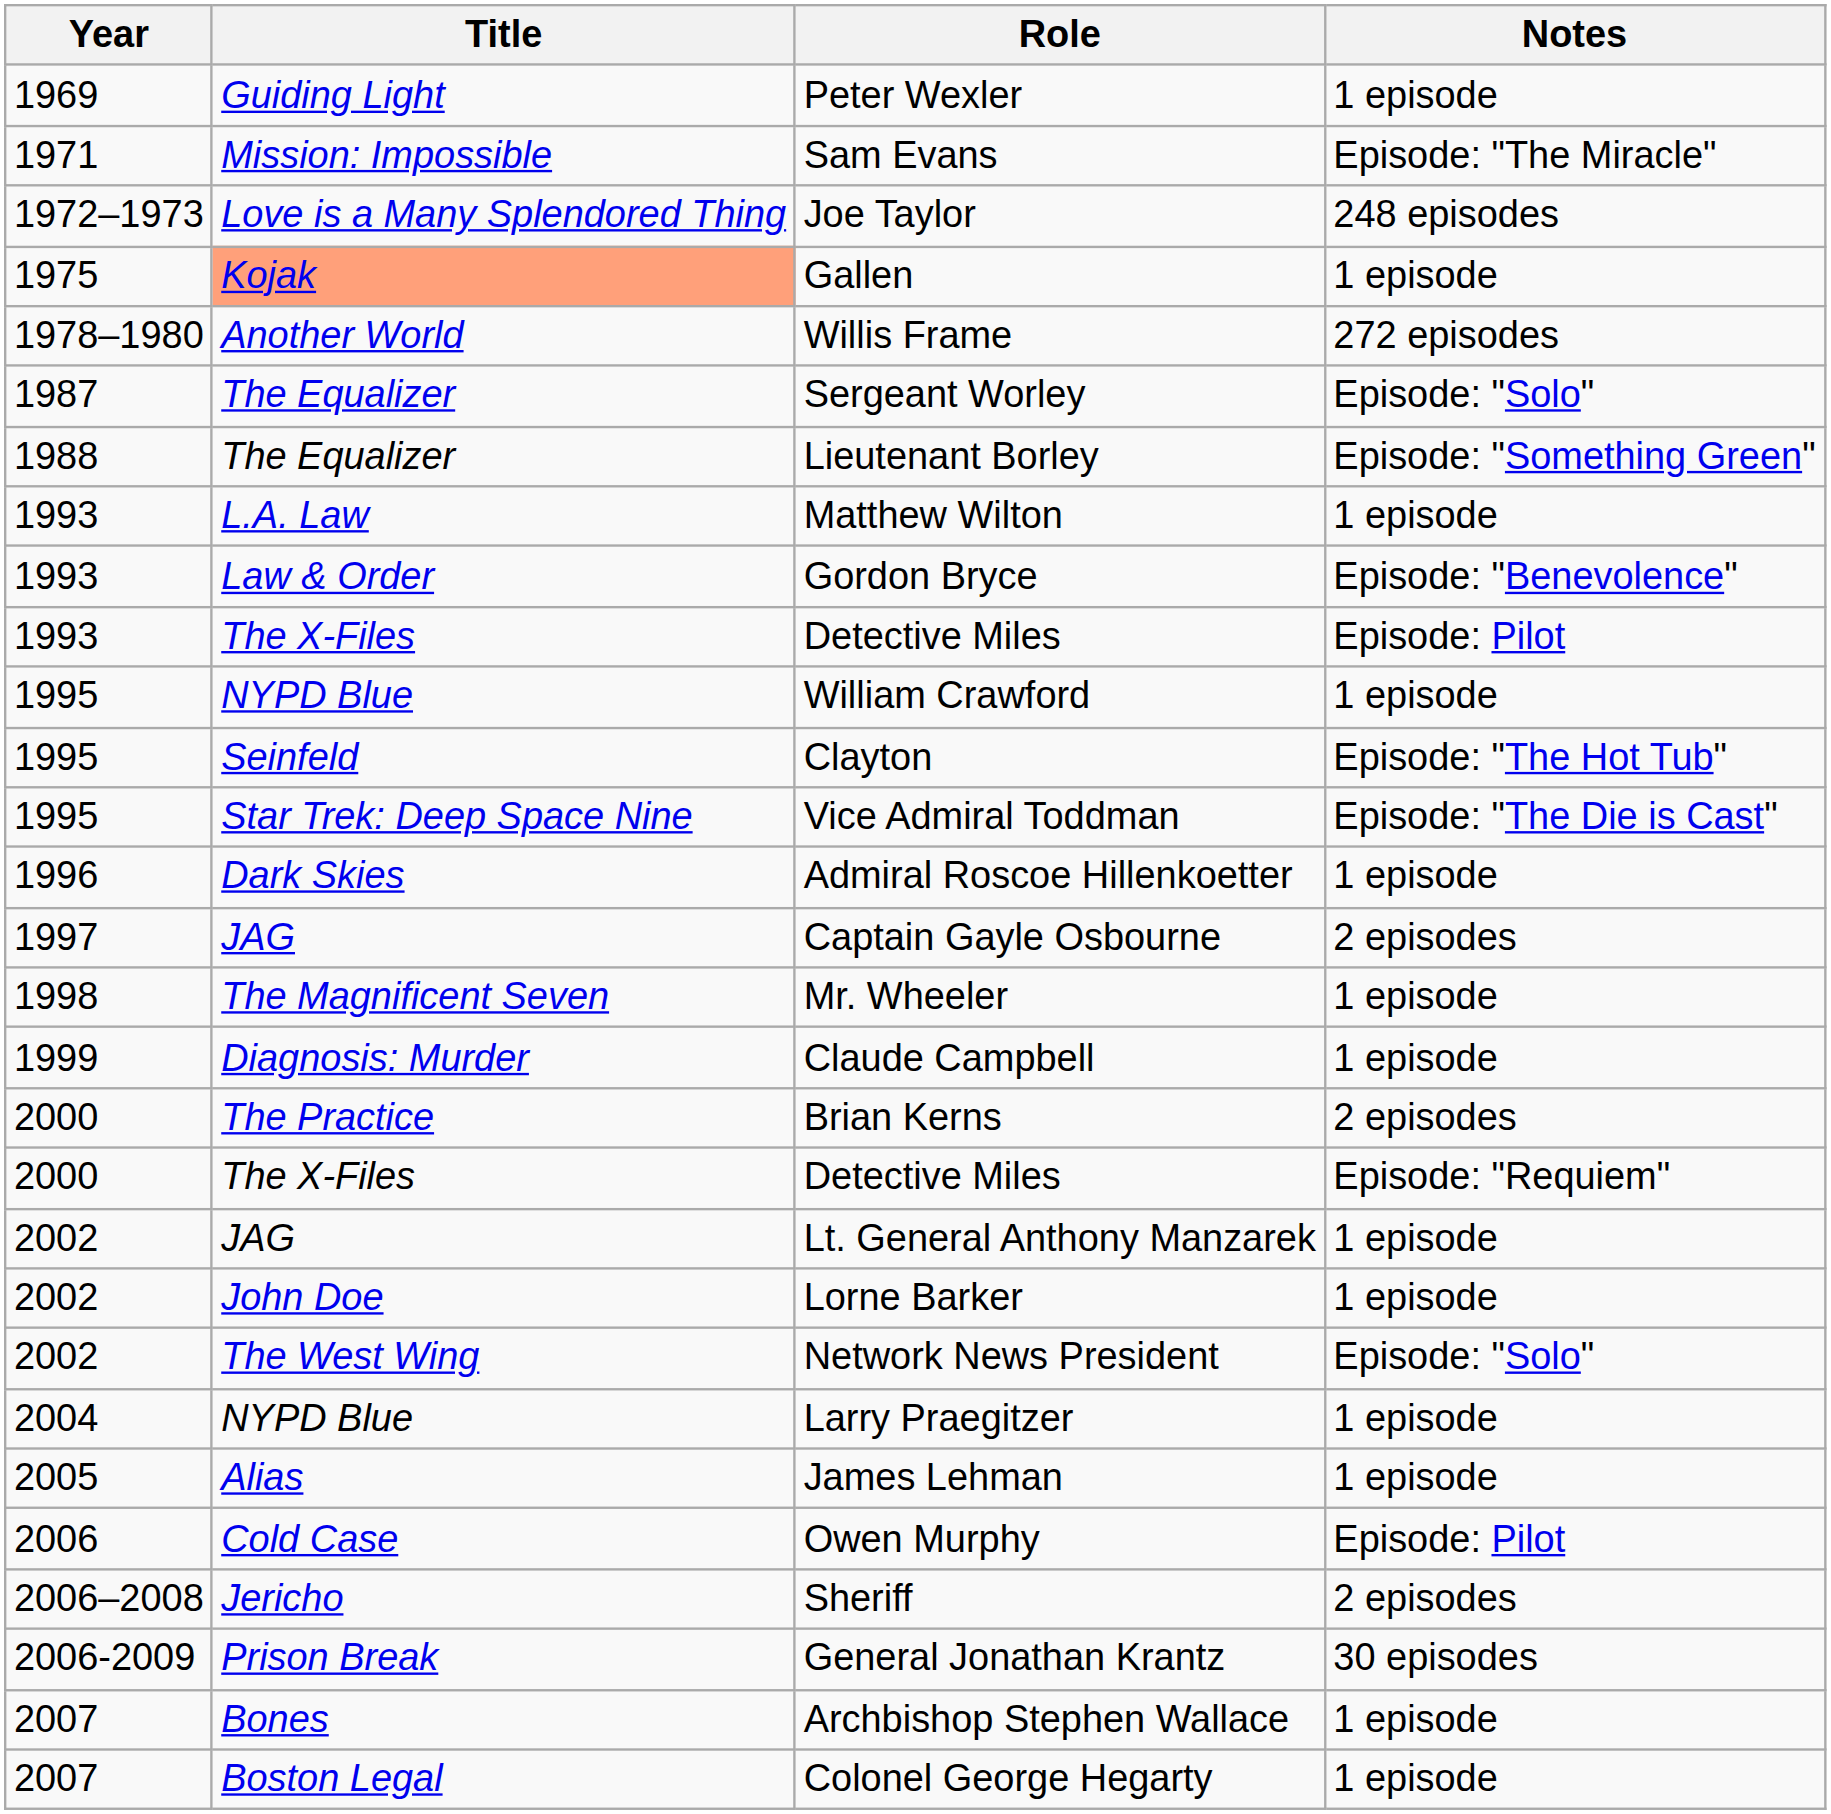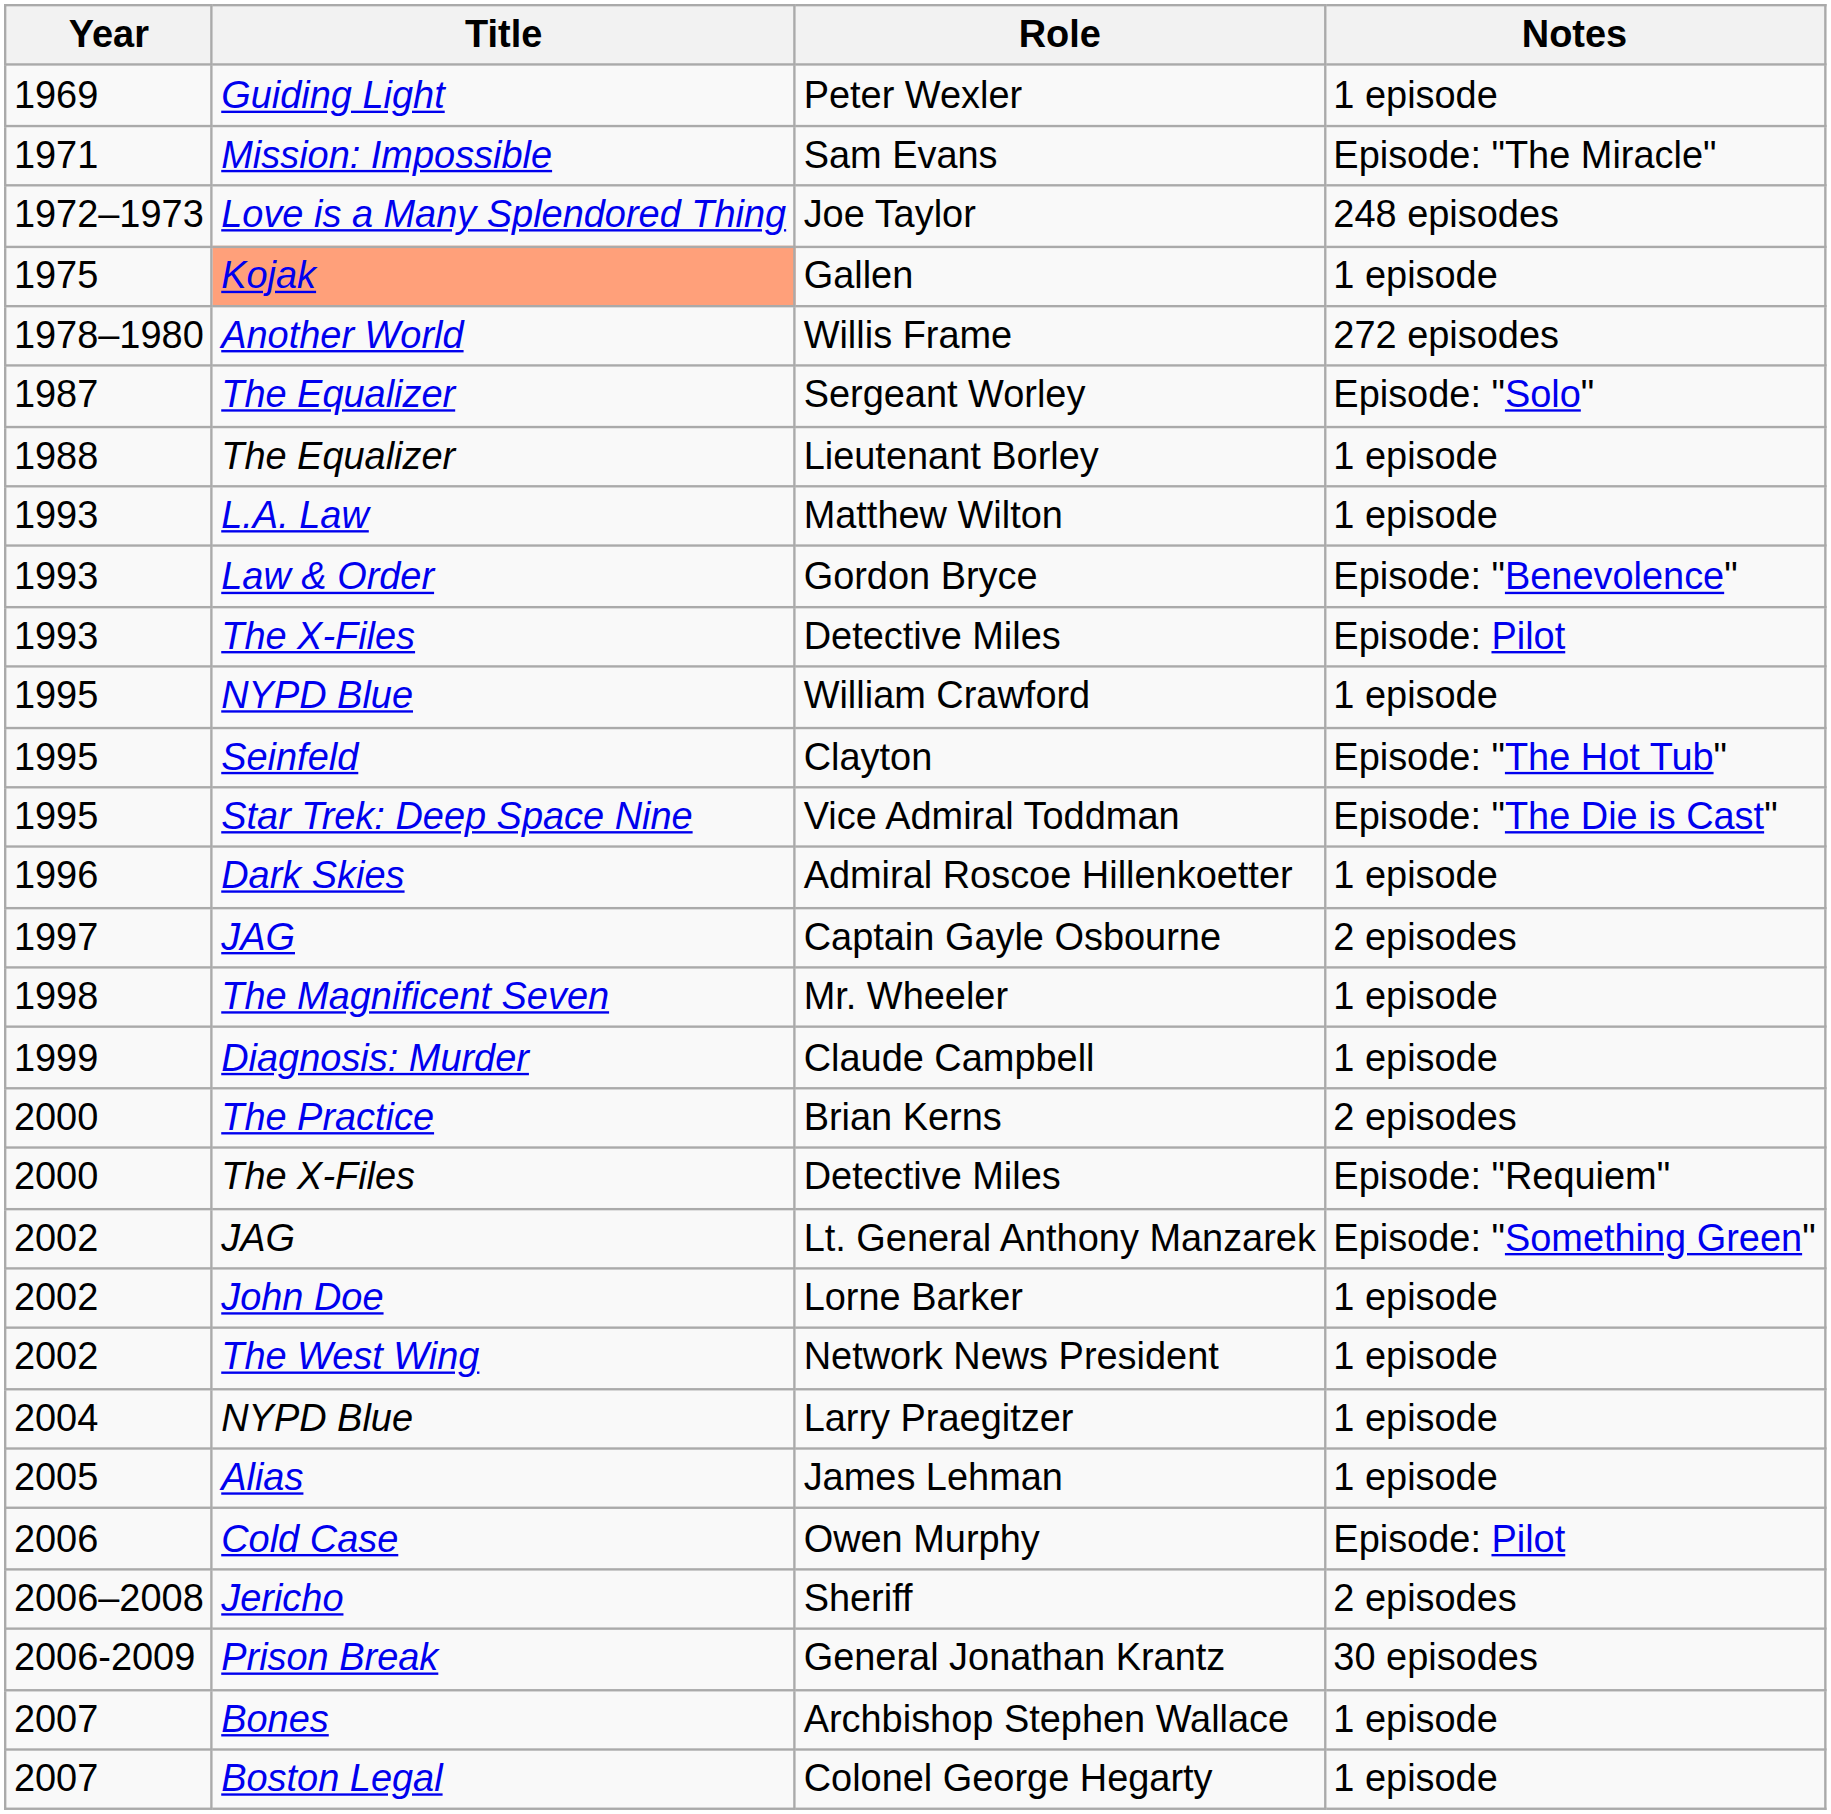(1574, 455) Episode: "Something Green" -> (1416, 455) 1 episode
(1416, 1237) 1 episode -> (1574, 1237) Episode: "Something Green"
(1464, 1357) Episode: "Solo" -> (1416, 1357) 1 episode
